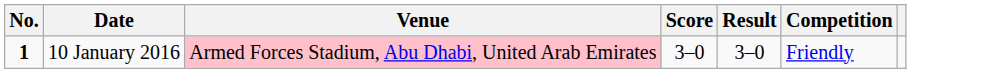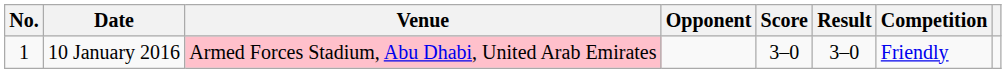+ column: (708, 20)
(24, 52) bold -> (24, 52) normal
